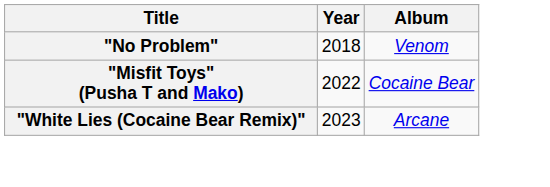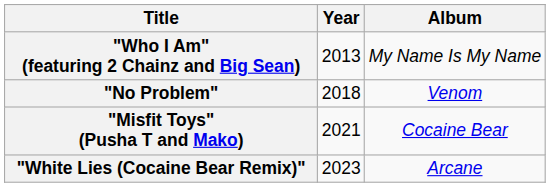+ row: (161, 55)
(341, 83) 2022 -> (341, 130) 2021
